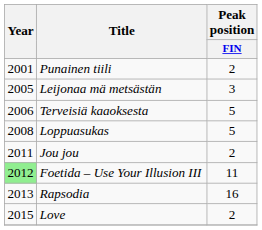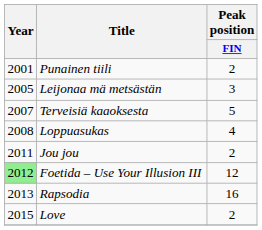(21, 110) 2006 -> (21, 110) 2007
(232, 131) 5 -> (232, 131) 4
(232, 172) 11 -> (232, 172) 12
